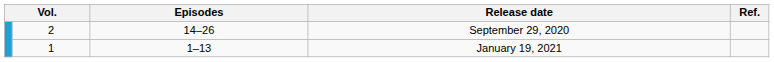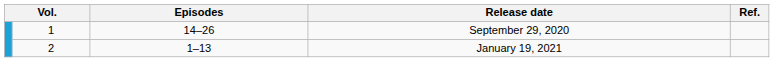(51, 30) 2 -> (51, 30) 1
(51, 48) 1 -> (51, 48) 2
